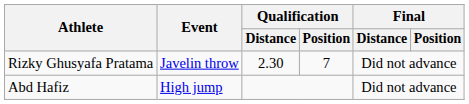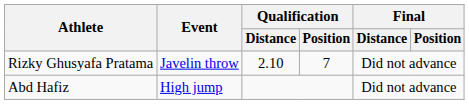(271, 63) 2.30 -> (271, 63) 2.10
